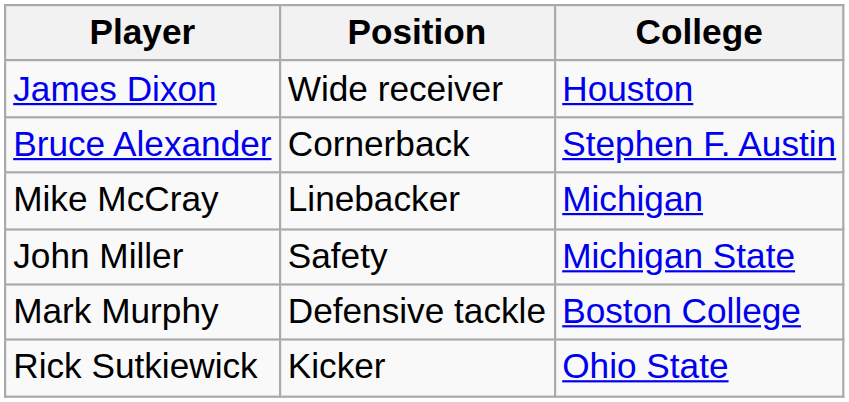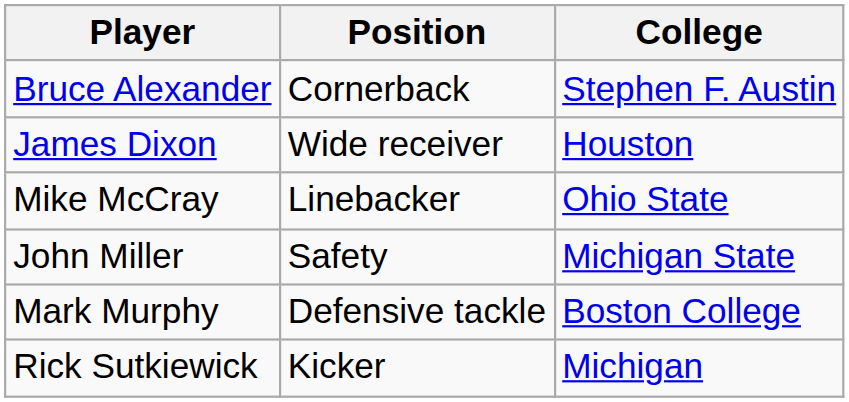rows swapped: (142, 144) <-> (115, 88)
(633, 199) Michigan -> (645, 199) Ohio State
(645, 367) Ohio State -> (633, 367) Michigan
